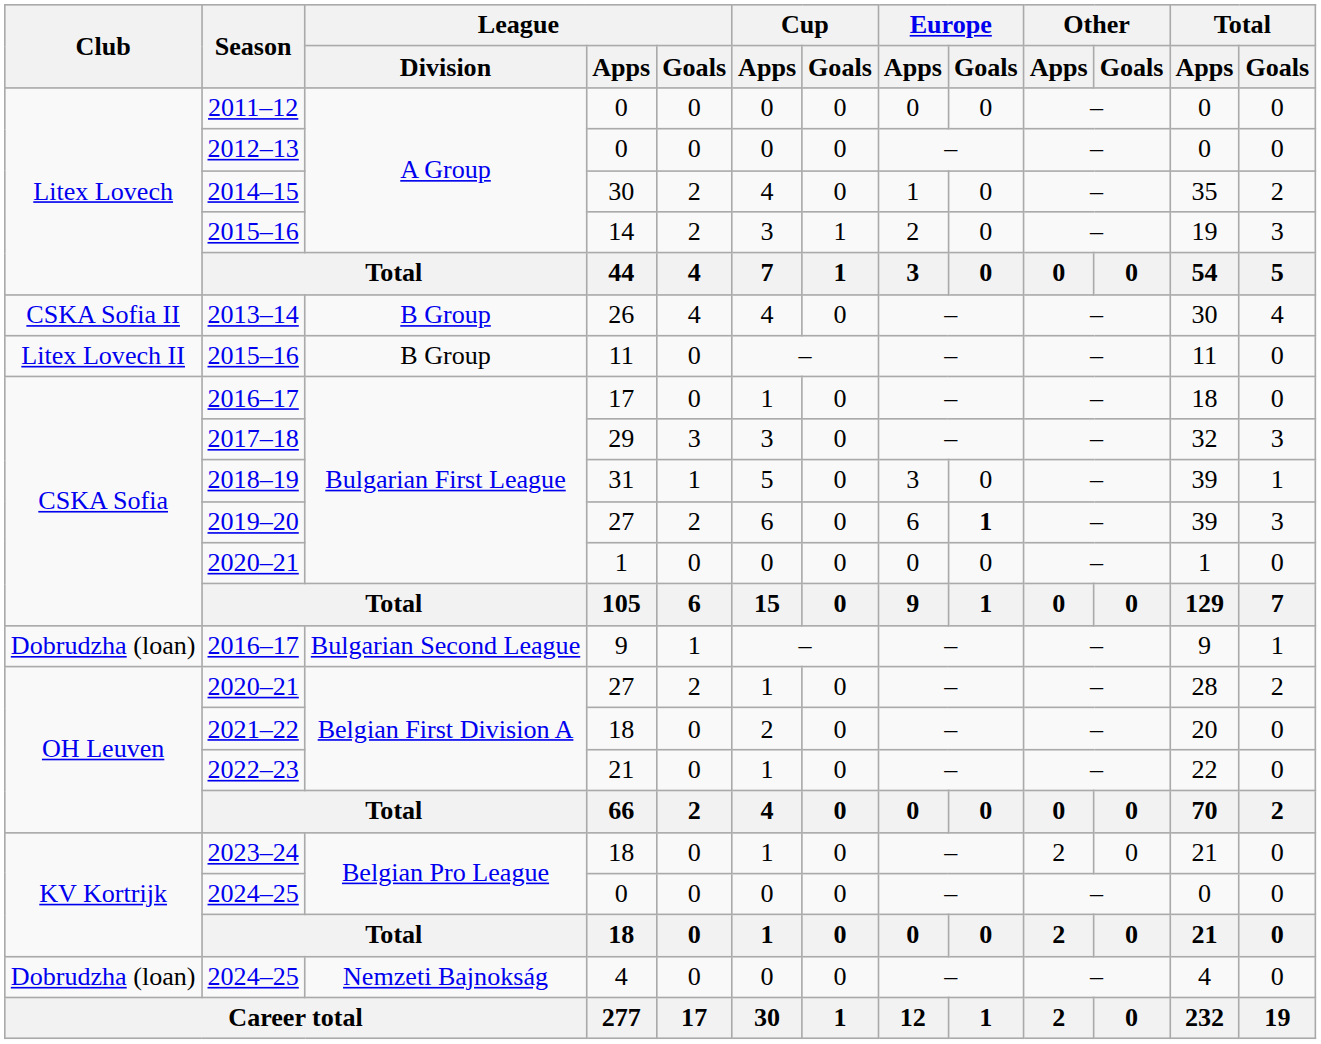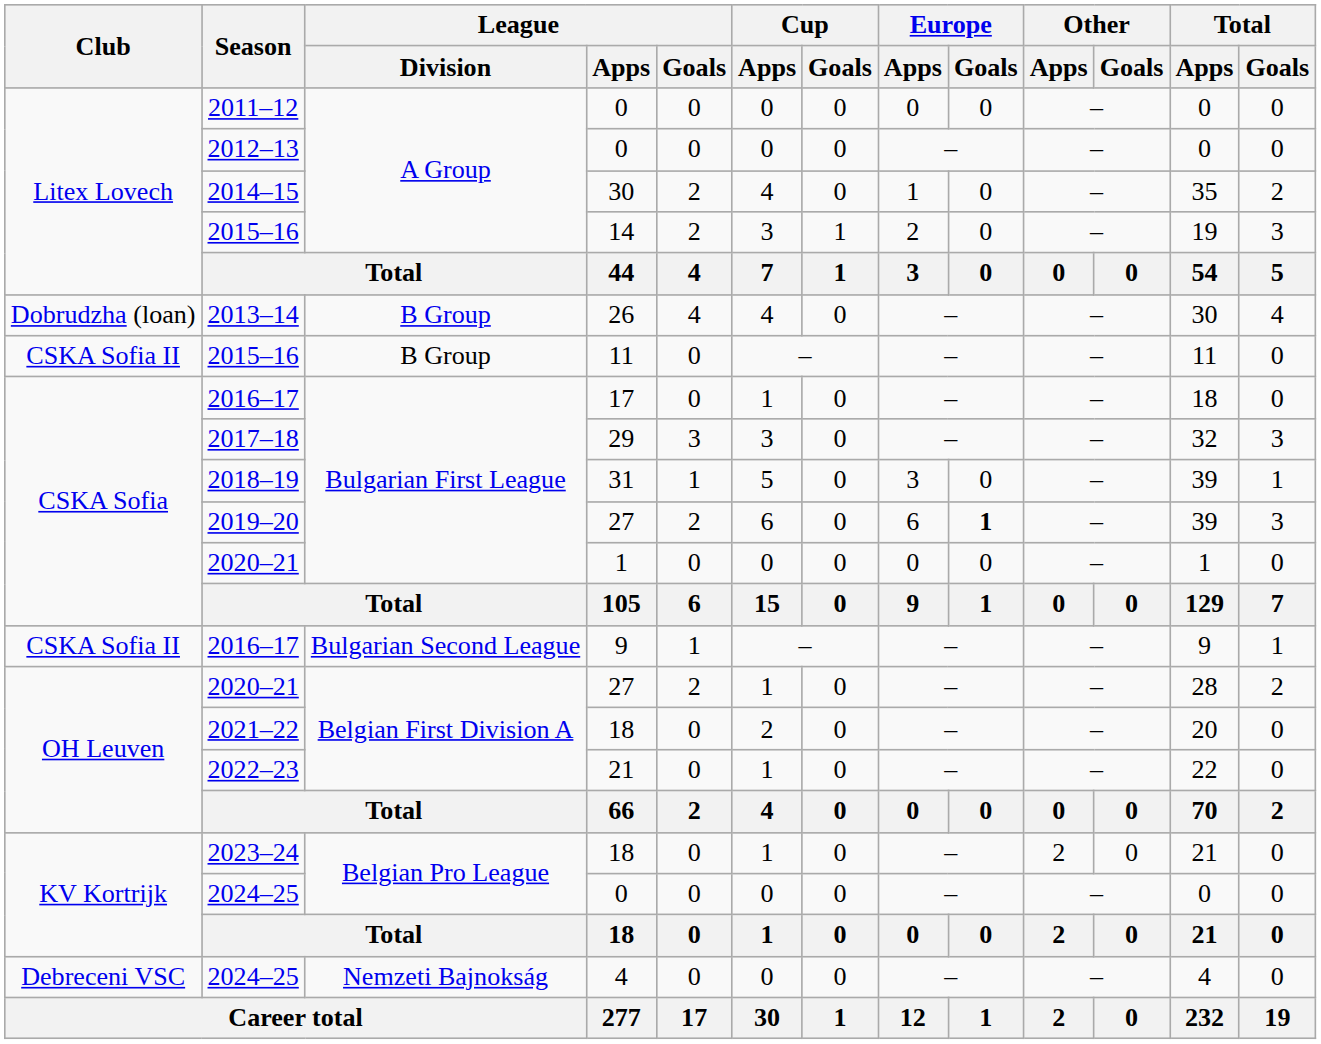(103, 314) CSKA Sofia II -> (103, 314) Dobrudzha (loan)
(103, 356) Litex Lovech II -> (103, 356) CSKA Sofia II
(103, 645) Dobrudzha (loan) -> (103, 645) CSKA Sofia II
(103, 976) Dobrudzha (loan) -> (103, 976) Debreceni VSC
